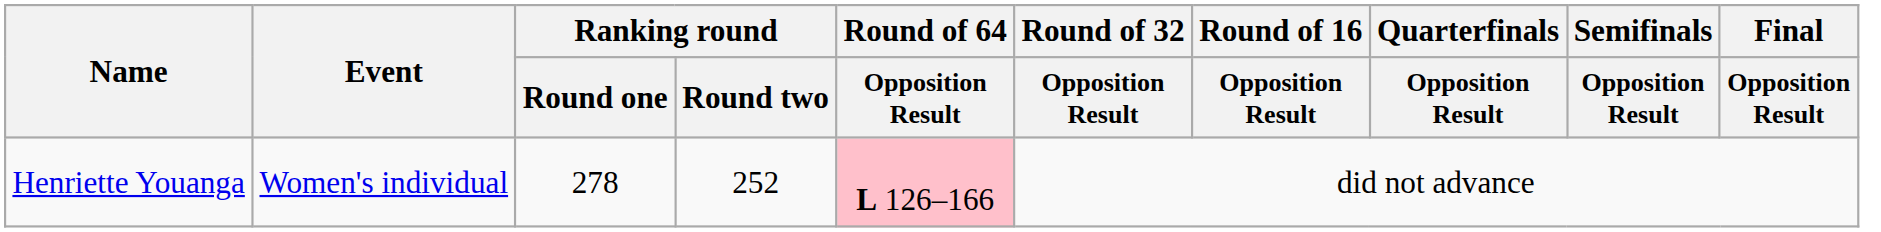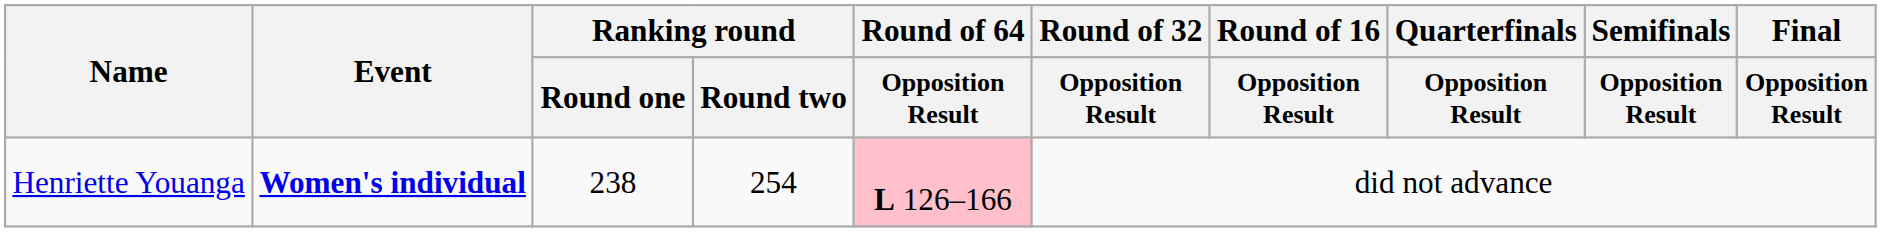(384, 182) normal -> (393, 182) bold
(595, 182) 278 -> (613, 182) 238
(756, 182) 252 -> (773, 182) 254
